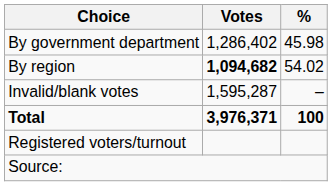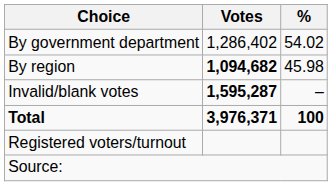(304, 42) 45.98 -> (304, 42) 54.02
(304, 67) 54.02 -> (304, 67) 45.98
(242, 92) normal -> (242, 92) bold
